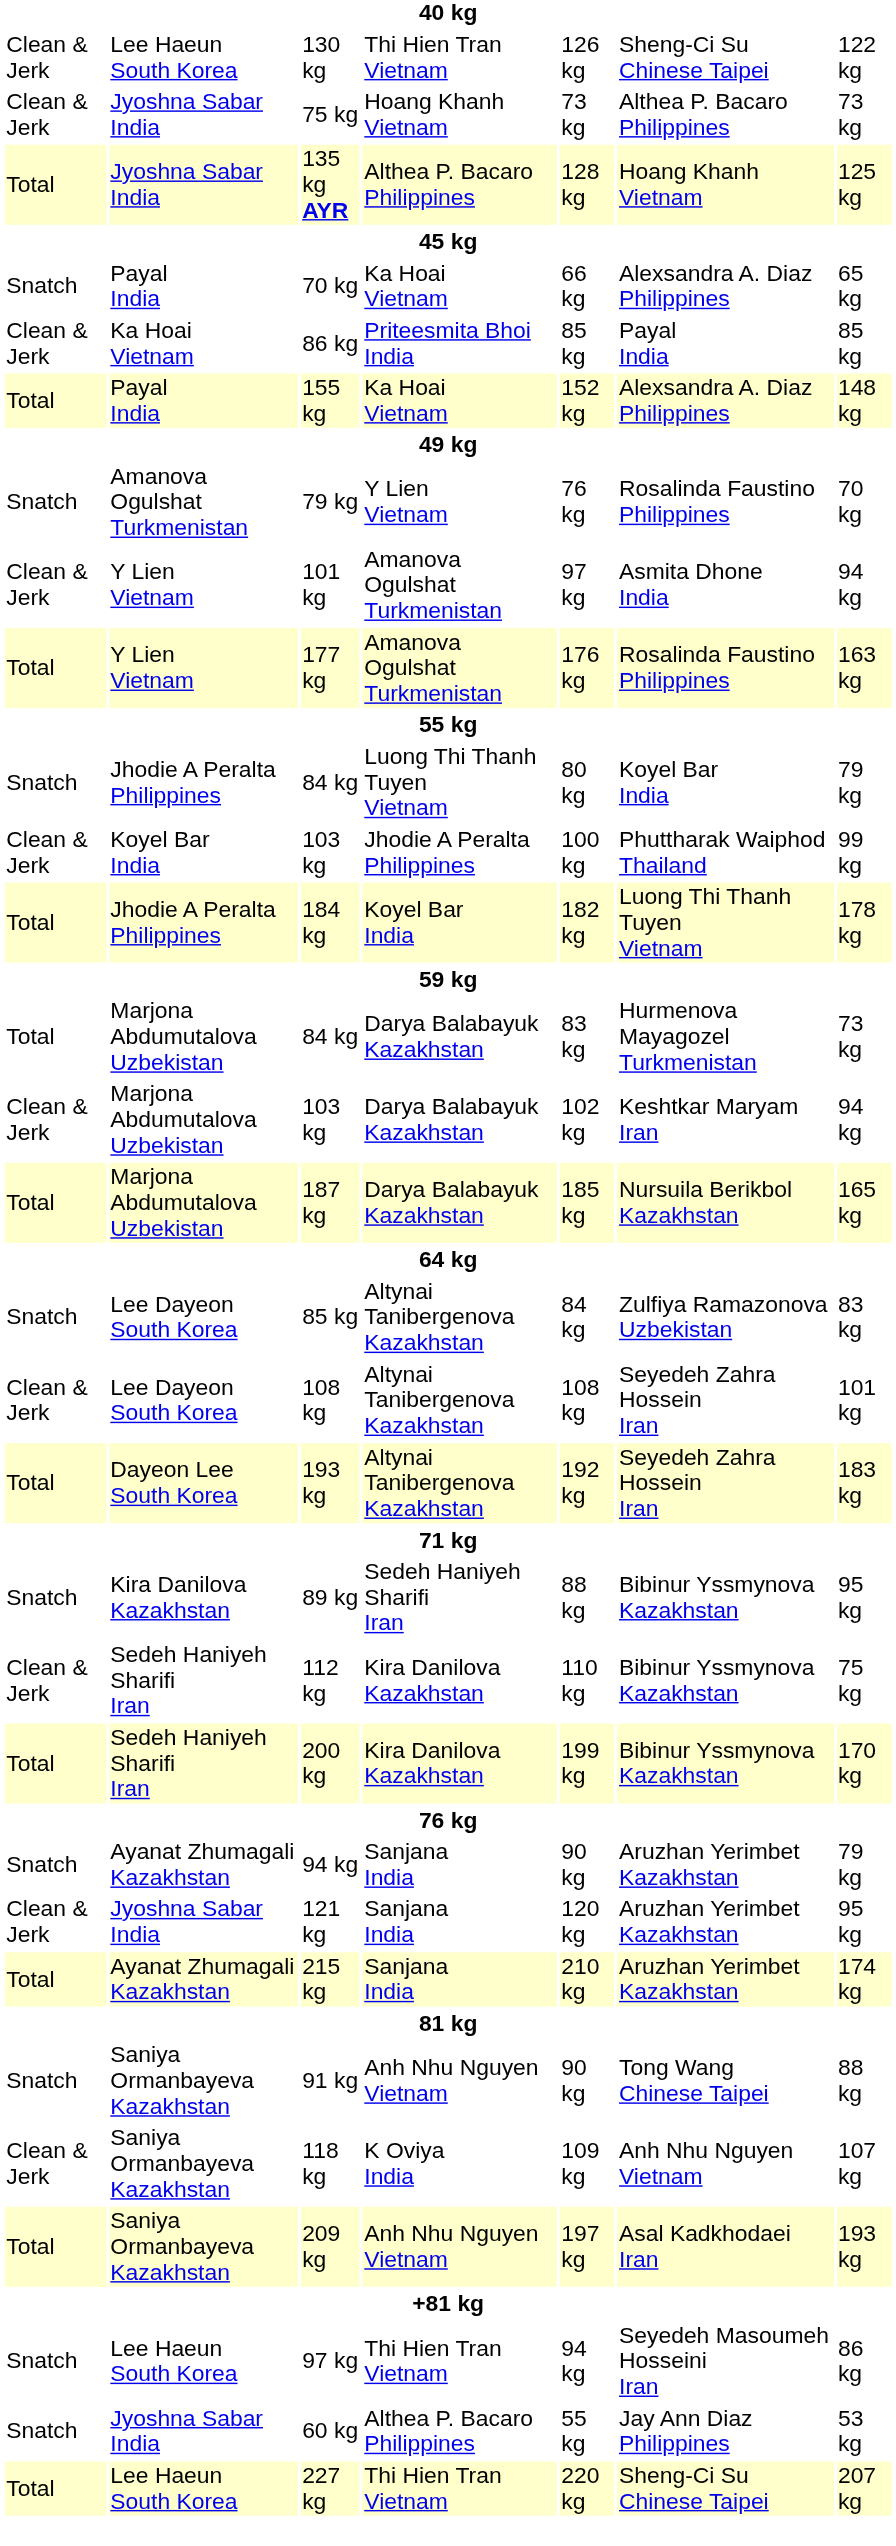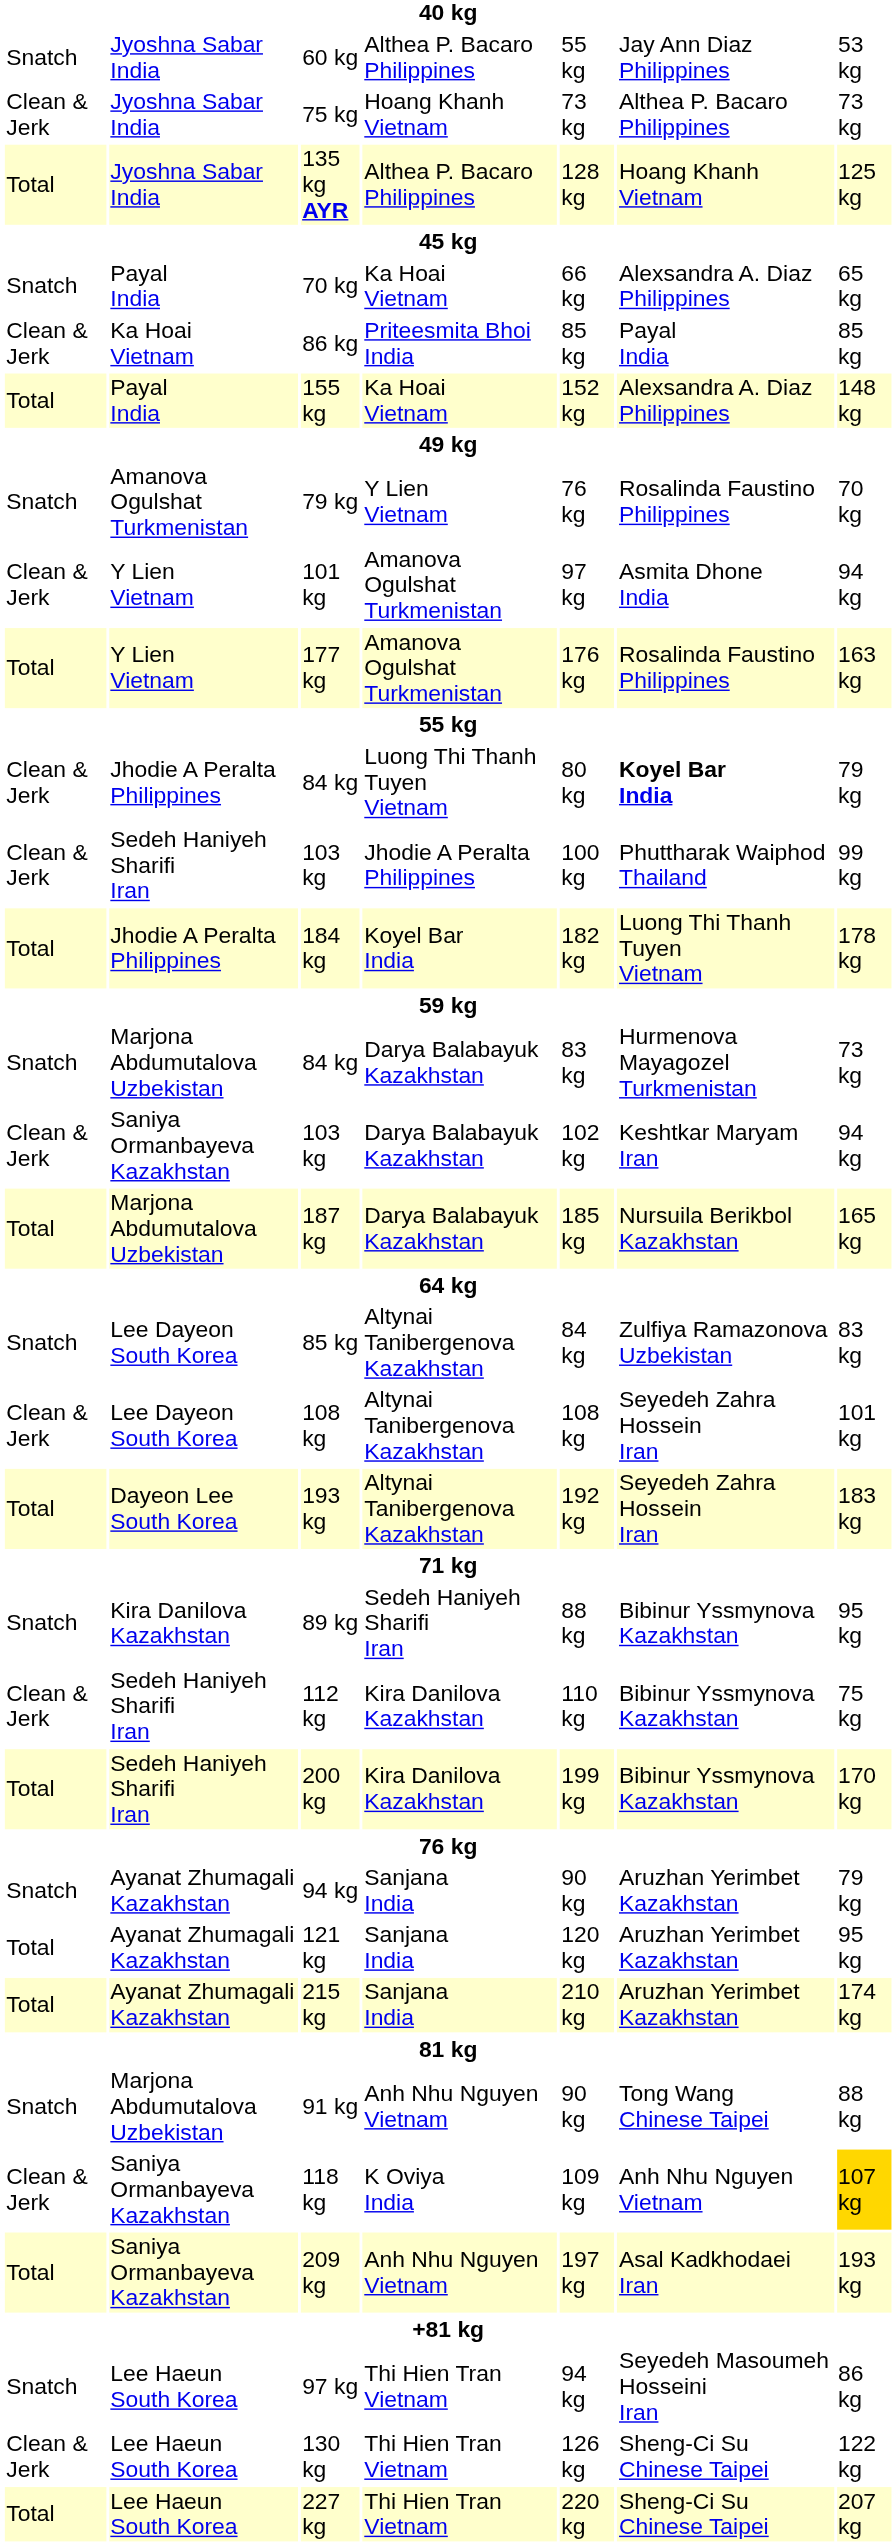rows swapped: (330, 2431) <-> (321, 57)
(42, 782) Snatch -> (47, 782) Clean & Jerk
(669, 782) normal -> (672, 782) bold
(160, 852) Koyel Bar India -> (189, 865) Sedeh Haniyeh Sharifi Iran
(30, 1036) Total -> (42, 1062) Snatch
(183, 1119) Marjona Abdumutalova Uzbekistan -> (182, 1145) Saniya Ormanbayeva Kazakhstan
(47, 1921) Clean & Jerk -> (30, 1947) Total
(187, 1921) Jyoshna Sabar India -> (202, 1947) Ayanat Zhumagali Kazakhstan
(182, 2080) Saniya Ormanbayeva Kazakhstan -> (183, 2106) Marjona Abdumutalova Uzbekistan
(857, 2163) no background -> (857, 2189) gold background
